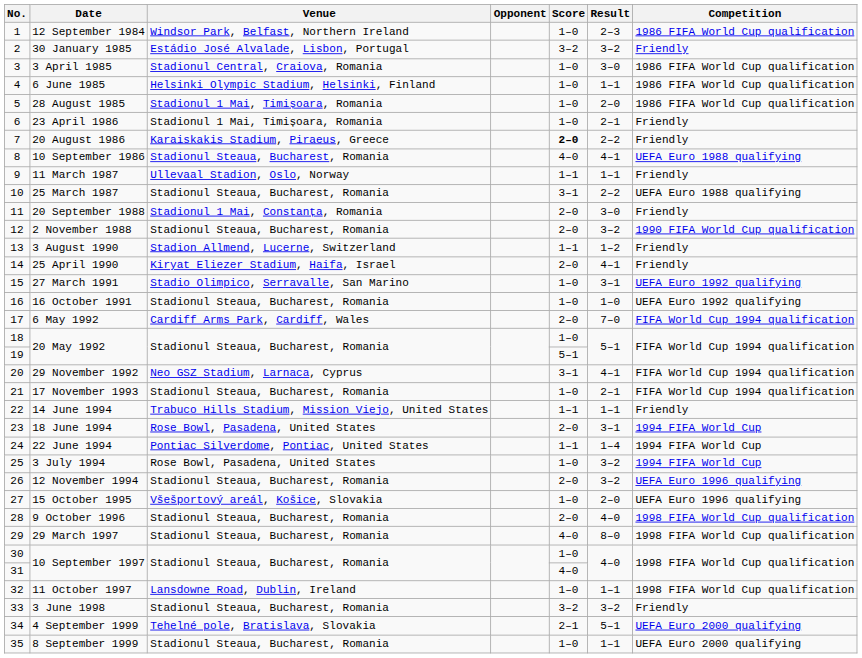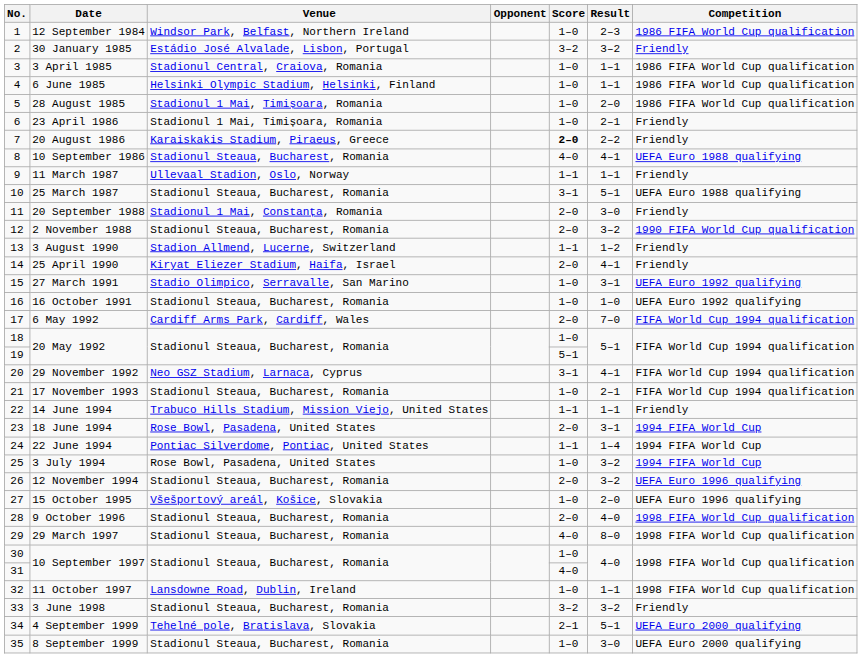(610, 67) 3–0 -> (610, 67) 1–1
(610, 194) 2–2 -> (610, 194) 5–1
(610, 644) 1–1 -> (610, 644) 3–0
